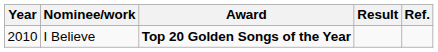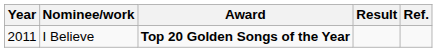(22, 36) 2010 -> (22, 36) 2011
